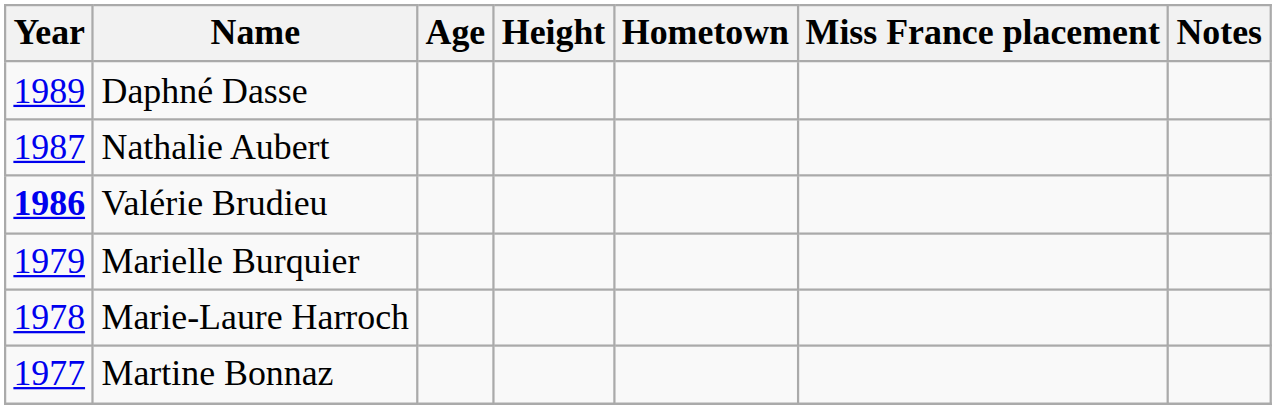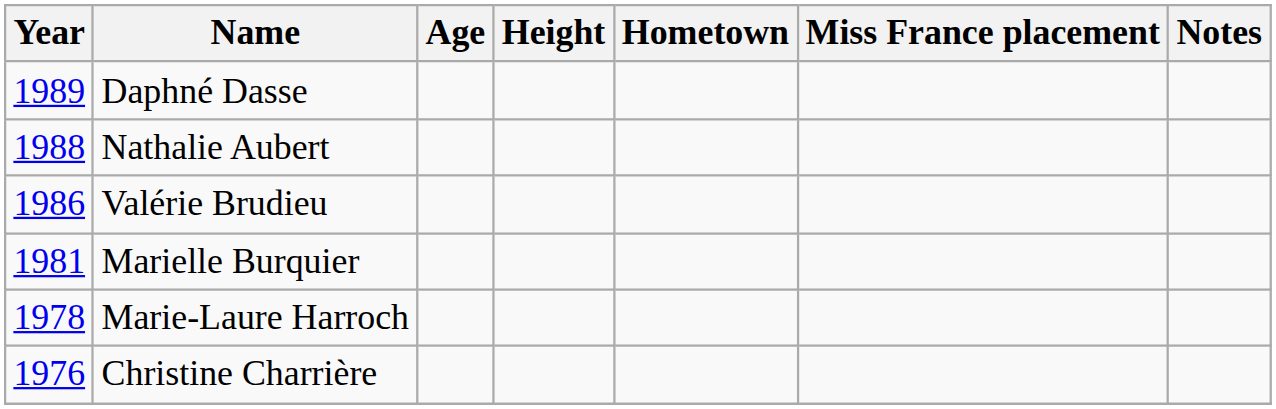(49, 146) 1987 -> (49, 146) 1988
(49, 203) bold -> (49, 203) normal
(49, 260) 1979 -> (49, 260) 1981
- row: (218, 373)
+ row: (239, 373)
